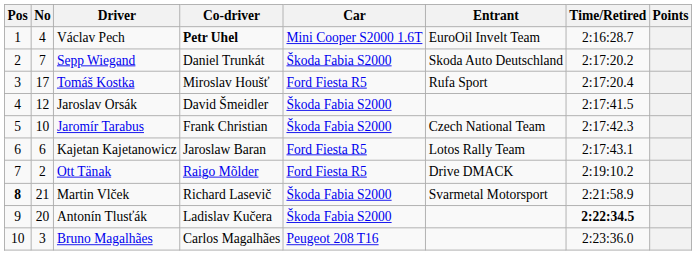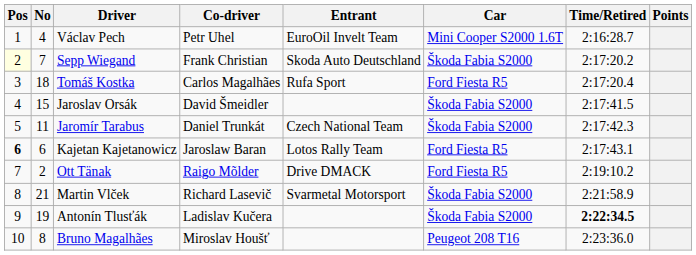columns swapped: (496, 15) <-> (354, 15)
(210, 38) bold -> (209, 38) normal
(18, 60) no background -> (18, 60) lightyellow background
(224, 60) Daniel Trunkát -> (225, 60) Frank Christian
(42, 82) 17 -> (42, 82) 18
(226, 82) Miroslav Houšť -> (232, 82) Carlos Magalhães
(42, 105) 12 -> (42, 105) 15
(42, 127) 10 -> (42, 127) 11
(225, 127) Frank Christian -> (224, 127) Daniel Trunkát
(18, 149) normal -> (18, 149) bold
(18, 194) bold -> (18, 194) normal
(42, 216) 20 -> (42, 216) 19
(42, 238) 3 -> (42, 238) 8
(232, 238) Carlos Magalhães -> (226, 238) Miroslav Houšť
